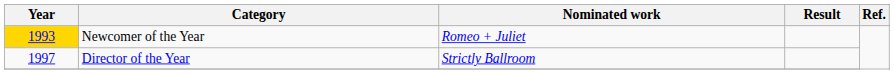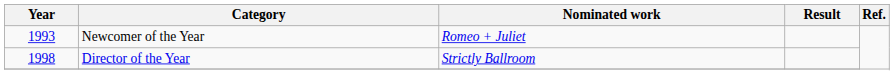(42, 36) gold background -> (42, 36) no background
(42, 58) 1997 -> (42, 58) 1998
